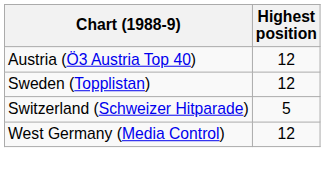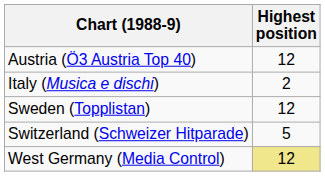+ row: (83, 84)
(286, 134) no background -> (286, 158) khaki background
